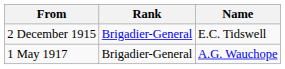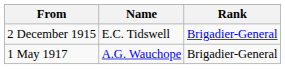columns swapped: (147, 14) <-> (238, 14)
